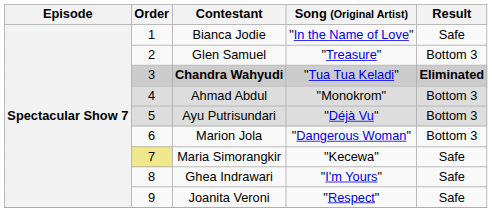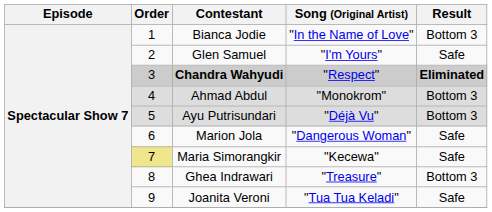(452, 34) Safe -> (452, 34) Bottom 3
(351, 55) "Treasure" -> (351, 55) "I'm Yours"
(452, 55) Bottom 3 -> (452, 55) Safe
(351, 75) "Tua Tua Keladi" -> (351, 75) "Respect"
(452, 136) Bottom 3 -> (452, 136) Safe
(351, 177) "I'm Yours" -> (351, 177) "Treasure"
(452, 177) Safe -> (452, 177) Bottom 3
(351, 197) "Respect" -> (351, 197) "Tua Tua Keladi"
